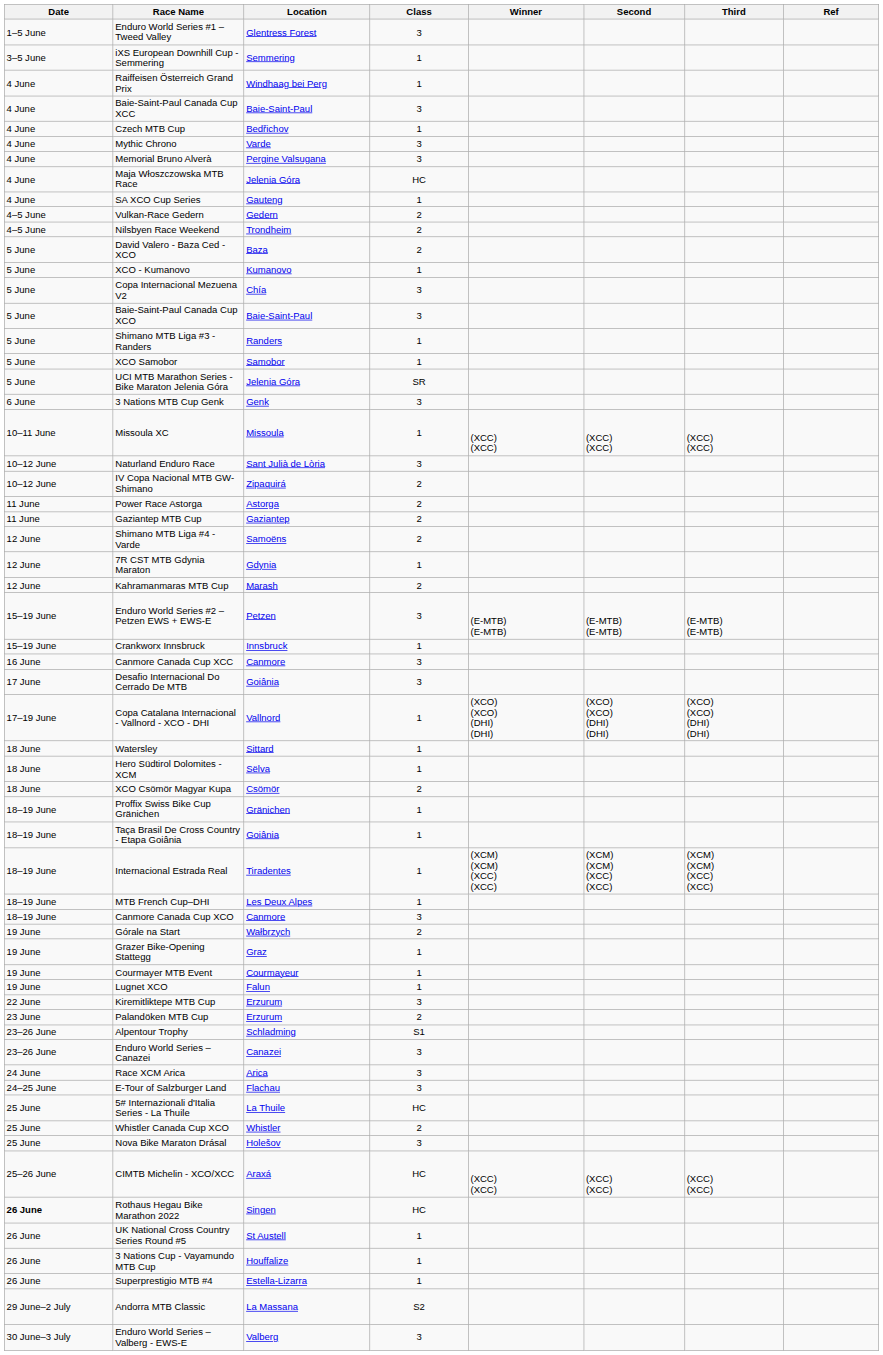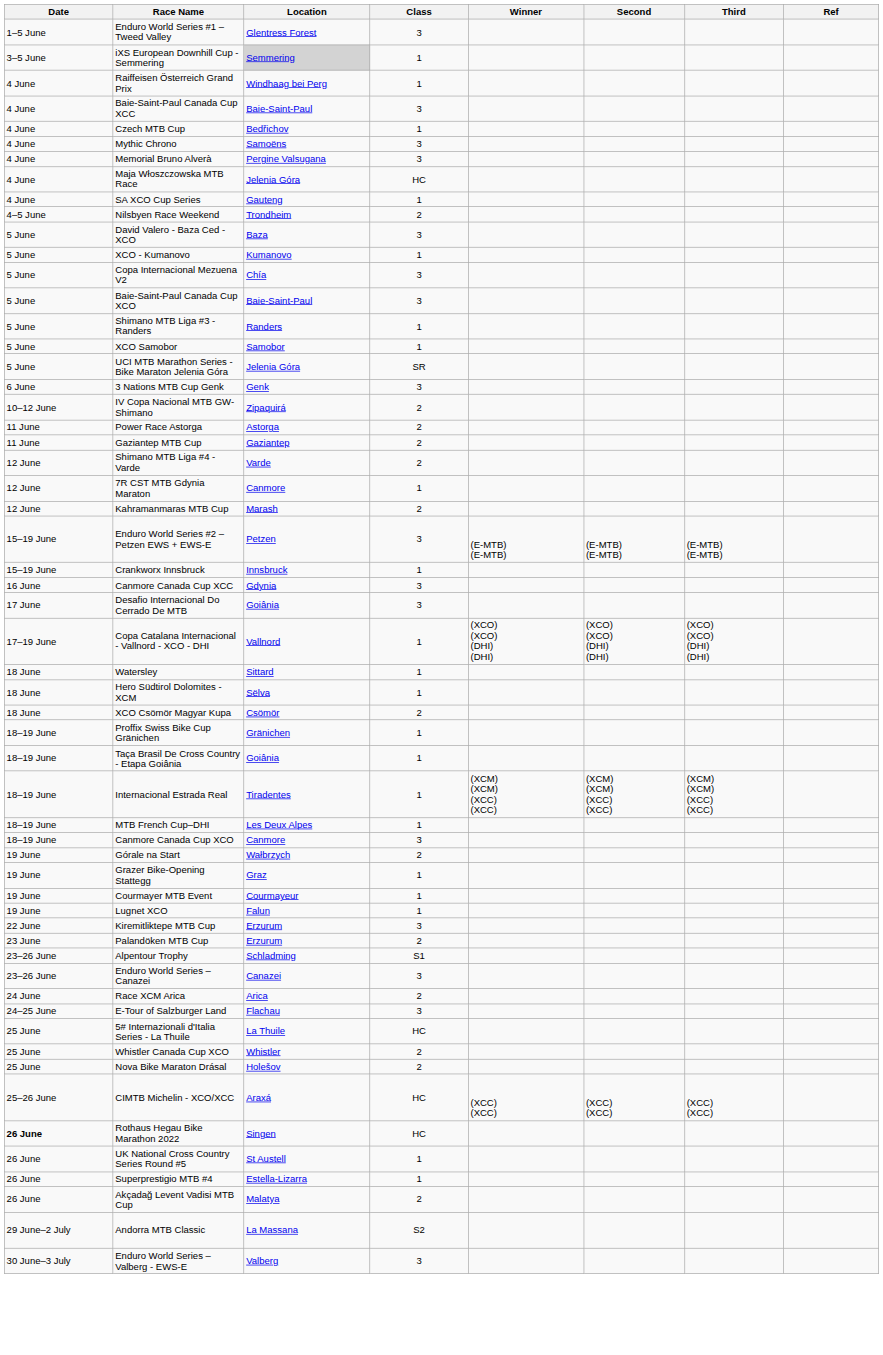(270, 57) no background -> (270, 57) lightgrey background
(258, 143) Varde -> (266, 143) Samoëns
- row: (160, 214)
(419, 249) 2 -> (419, 234) 3
- row: (142, 432)
- row: (165, 463)
(266, 539) Samoëns -> (258, 462) Varde
(261, 564) Gdynia -> (266, 488) Canmore
(266, 661) Canmore -> (261, 585) Gdynia
(419, 1072) 3 -> (419, 996) 2
(419, 1143) 3 -> (419, 1066) 2
- row: (175, 1261)
+ row: (175, 1199)
